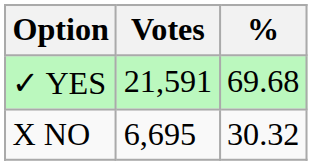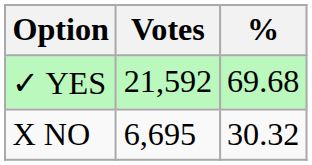(168, 82) 21,591 -> (168, 82) 21,592
